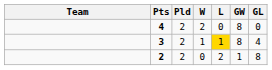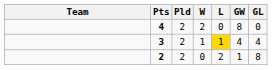(239, 42) 8 -> (239, 42) 4
